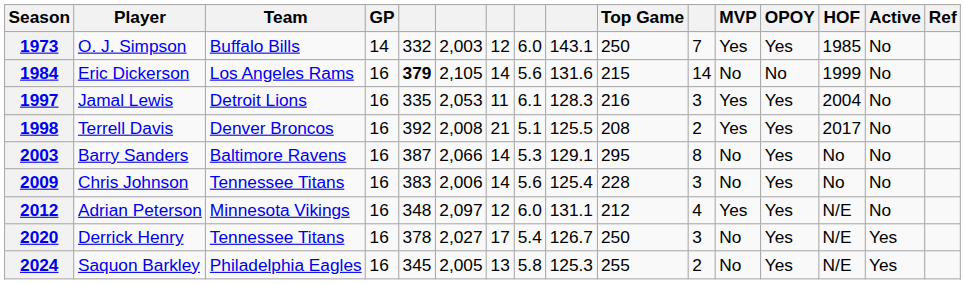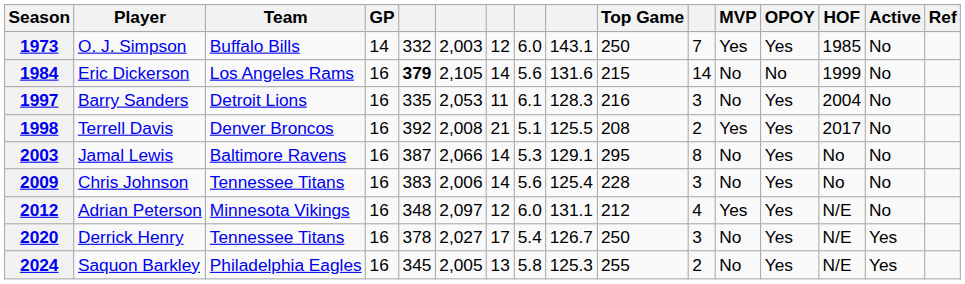(126, 100) Jamal Lewis -> (133, 100) Barry Sanders
(733, 100) Yes -> (730, 100) No
(133, 155) Barry Sanders -> (126, 155) Jamal Lewis
